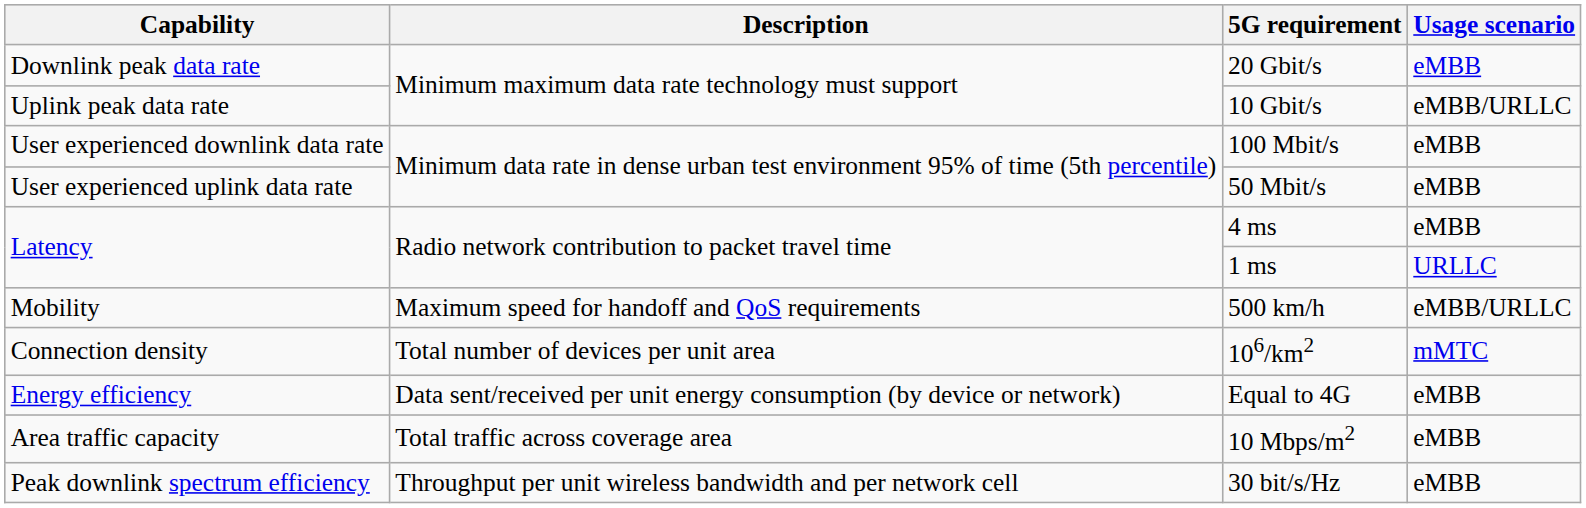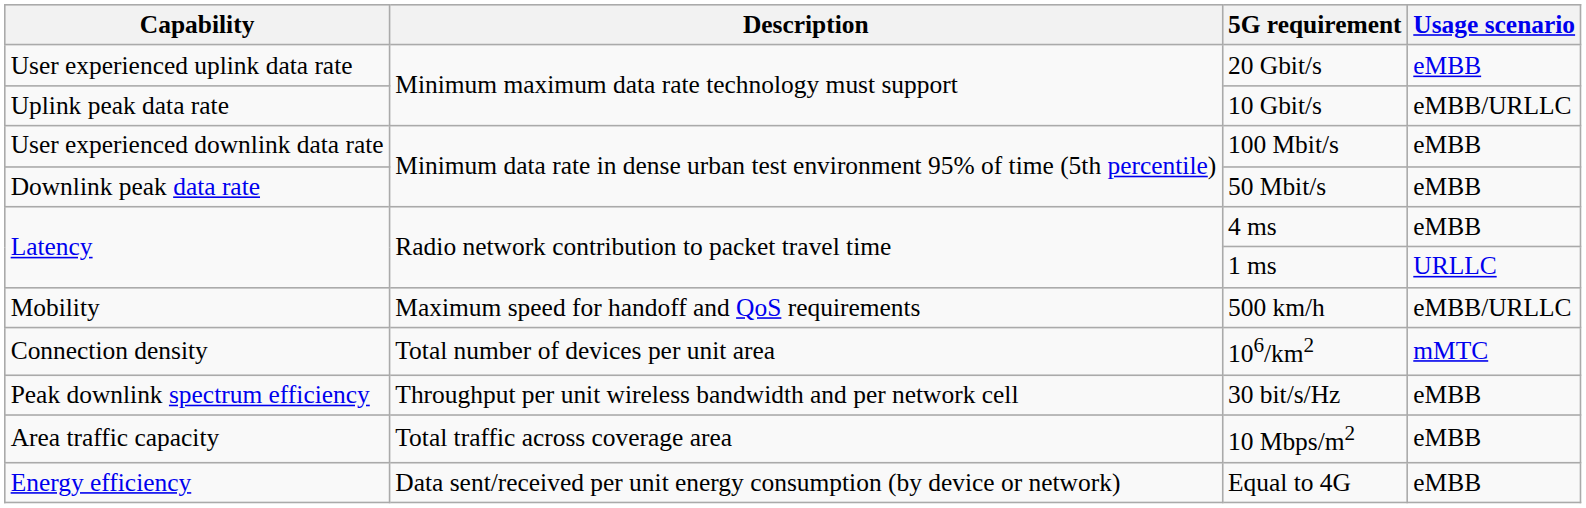(135, 65) Downlink peak data rate -> (182, 65) User experienced uplink data rate
(182, 186) User experienced uplink data rate -> (135, 186) Downlink peak data rate
rows swapped: (1289, 394) <-> (1284, 482)
